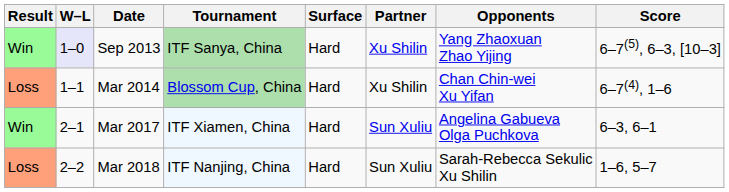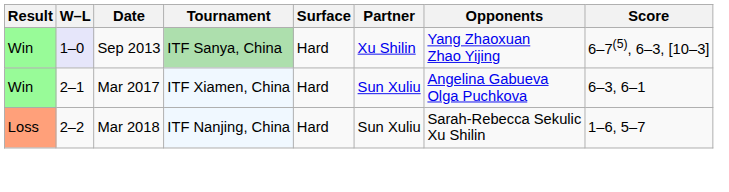- row: (129, 87)
